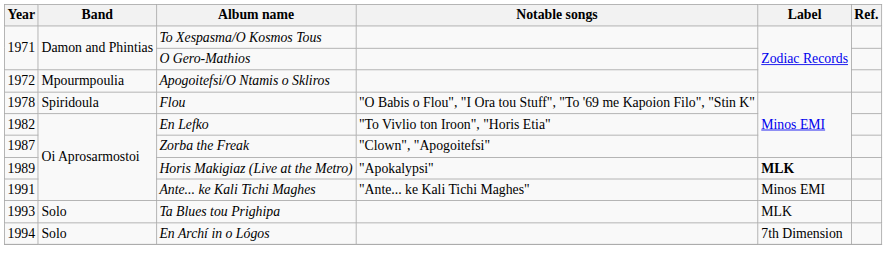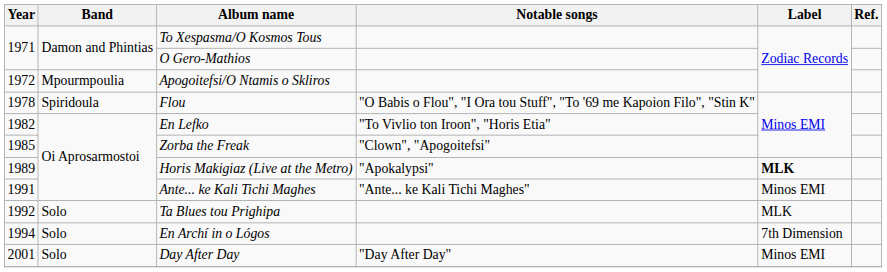(21, 146) 1987 -> (21, 146) 1985
(21, 211) 1993 -> (21, 211) 1992
+ row: (199, 255)
